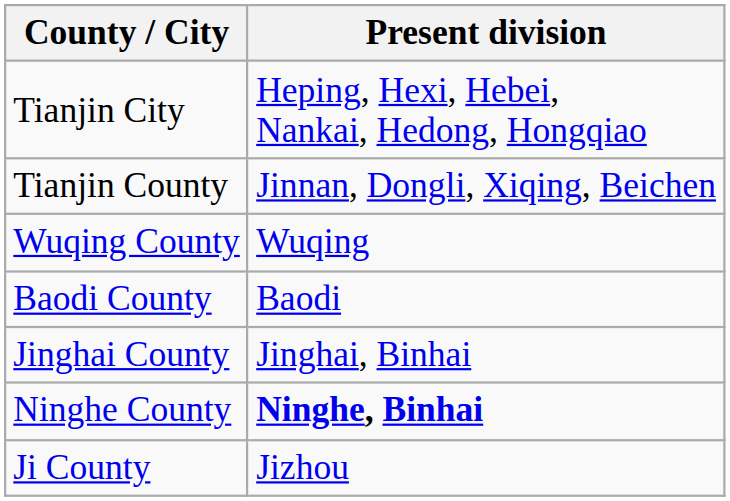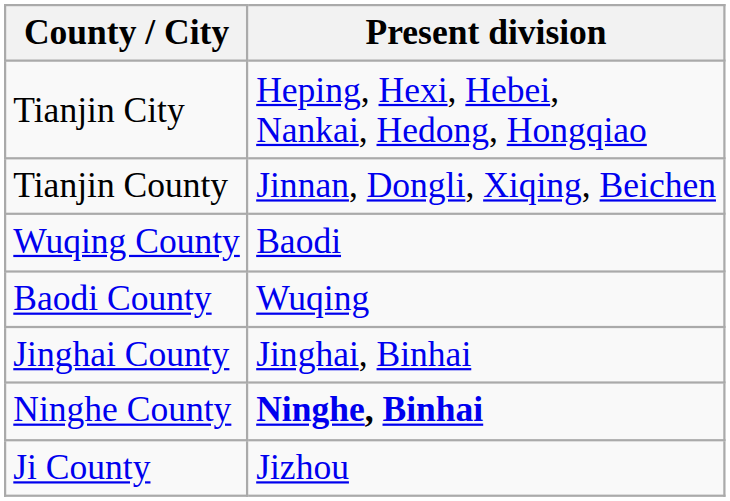(313, 241) Wuqing -> (299, 241) Baodi
(299, 297) Baodi -> (313, 297) Wuqing
